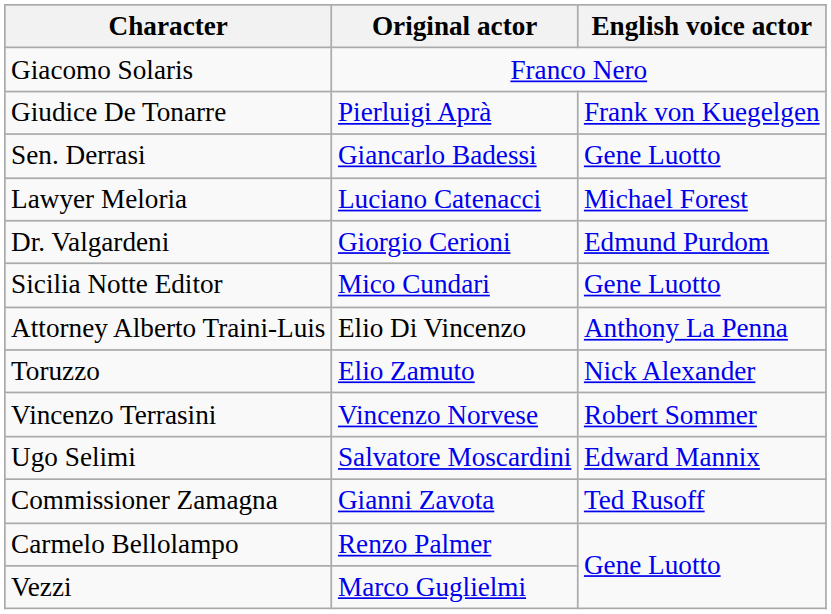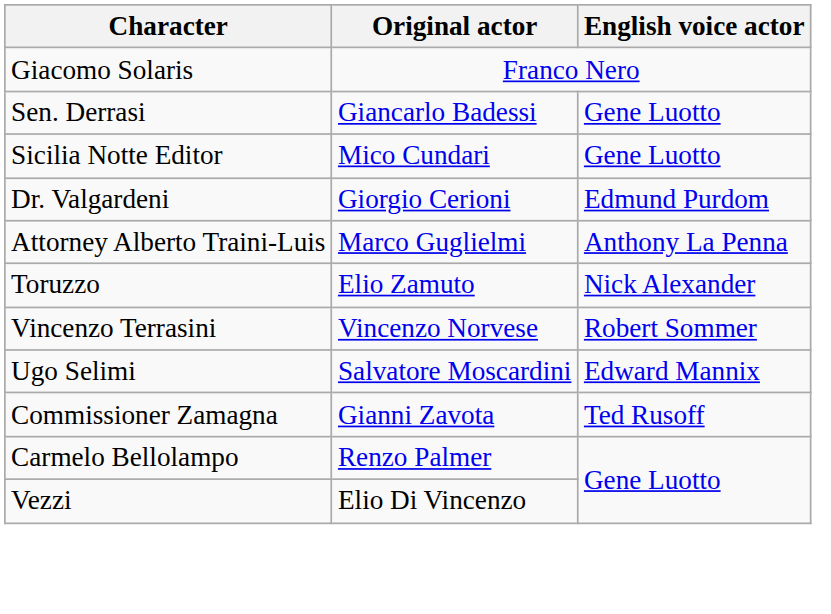- row: (119, 112)
- row: (99, 198)
rows swapped: (90, 241) <-> (117, 284)
(432, 328) Elio Di Vincenzo -> (432, 241) Marco Guglielmi
(432, 586) Marco Guglielmi -> (432, 500) Elio Di Vincenzo
